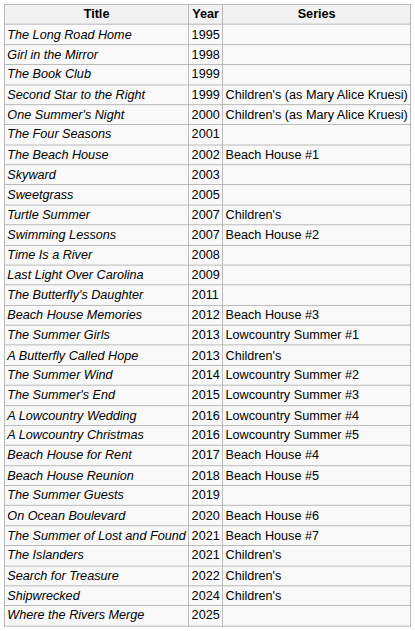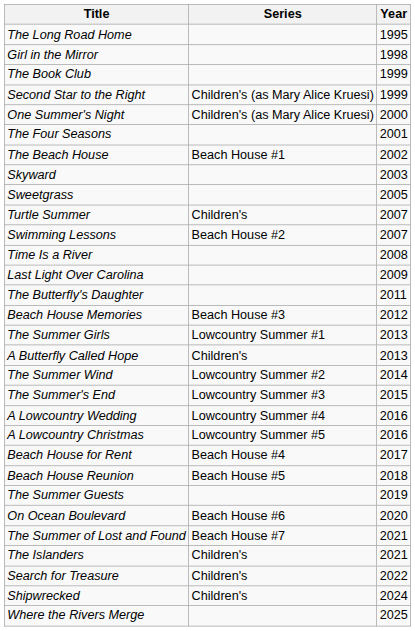columns swapped: (206, 14) <-> (317, 14)
